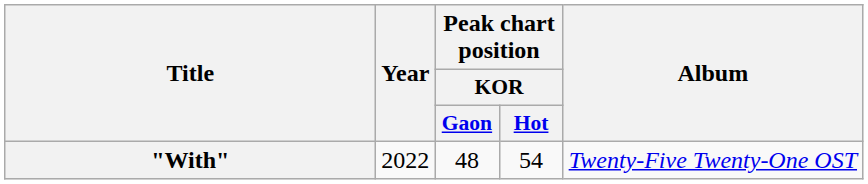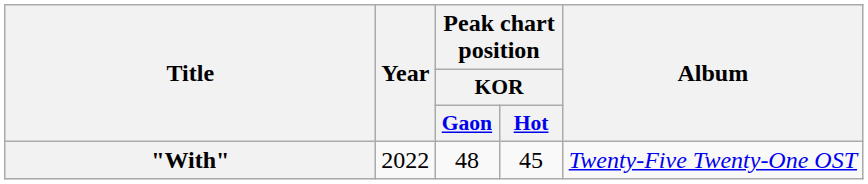(531, 159) 54 -> (531, 159) 45
